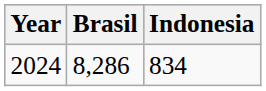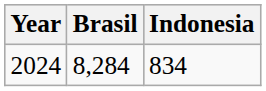(101, 64) 8,286 -> (101, 64) 8,284
